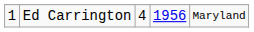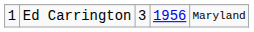(142, 16) 4 -> (142, 16) 3
